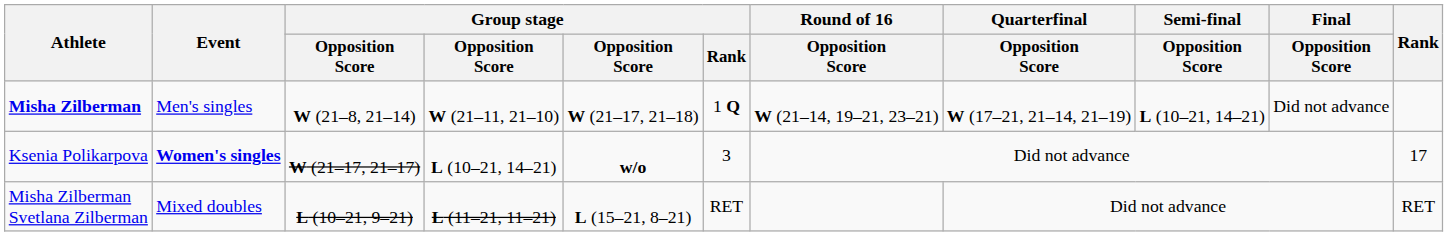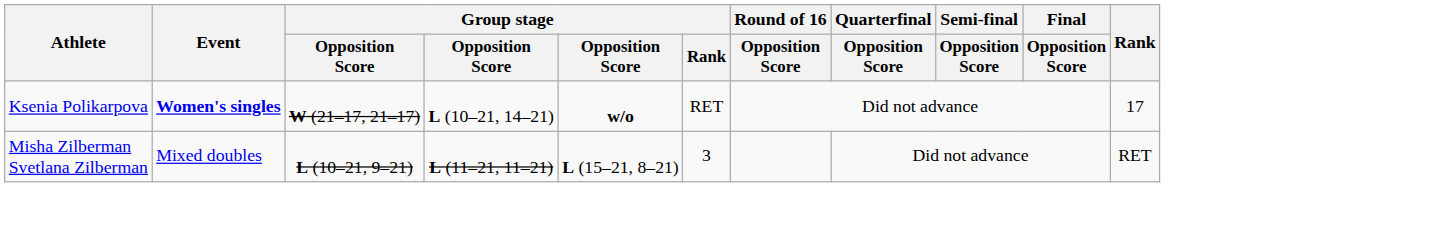- row: (75, 106)
(726, 156) 3 -> (706, 106) RET
(726, 206) RET -> (706, 156) 3
